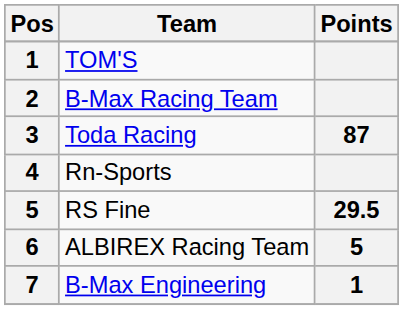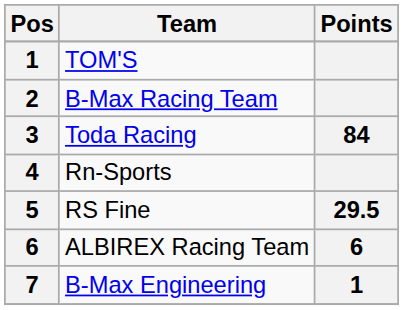(357, 135) 87 -> (357, 135) 84
(357, 247) 5 -> (357, 247) 6
